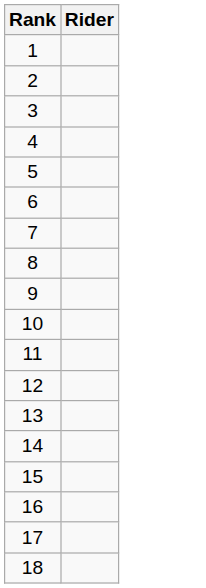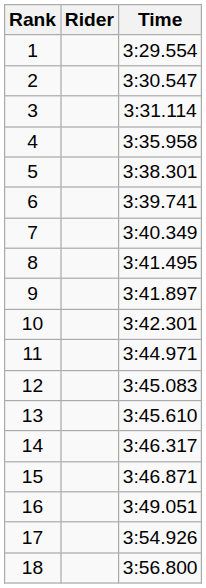+ column: (160, 19)
